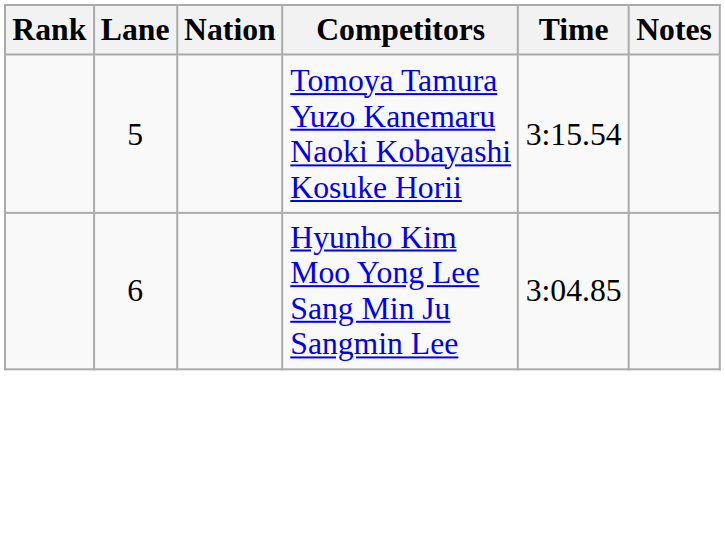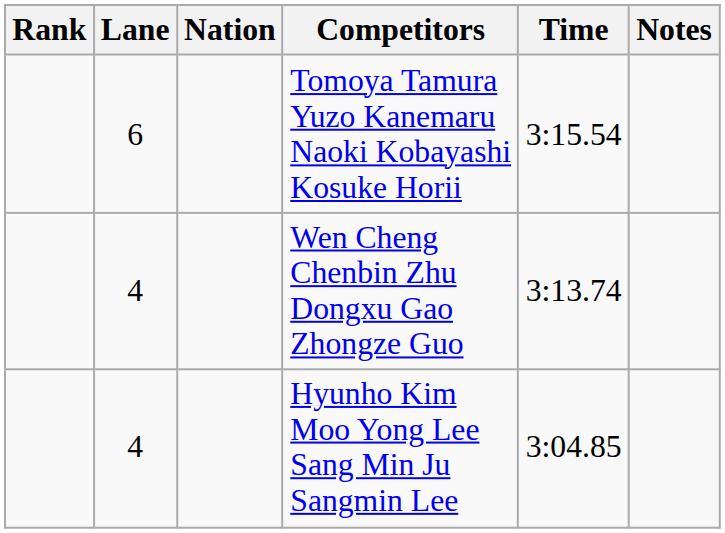(135, 133) 5 -> (135, 133) 6
+ row: (377, 290)
(135, 290) 6 -> (135, 447) 4
